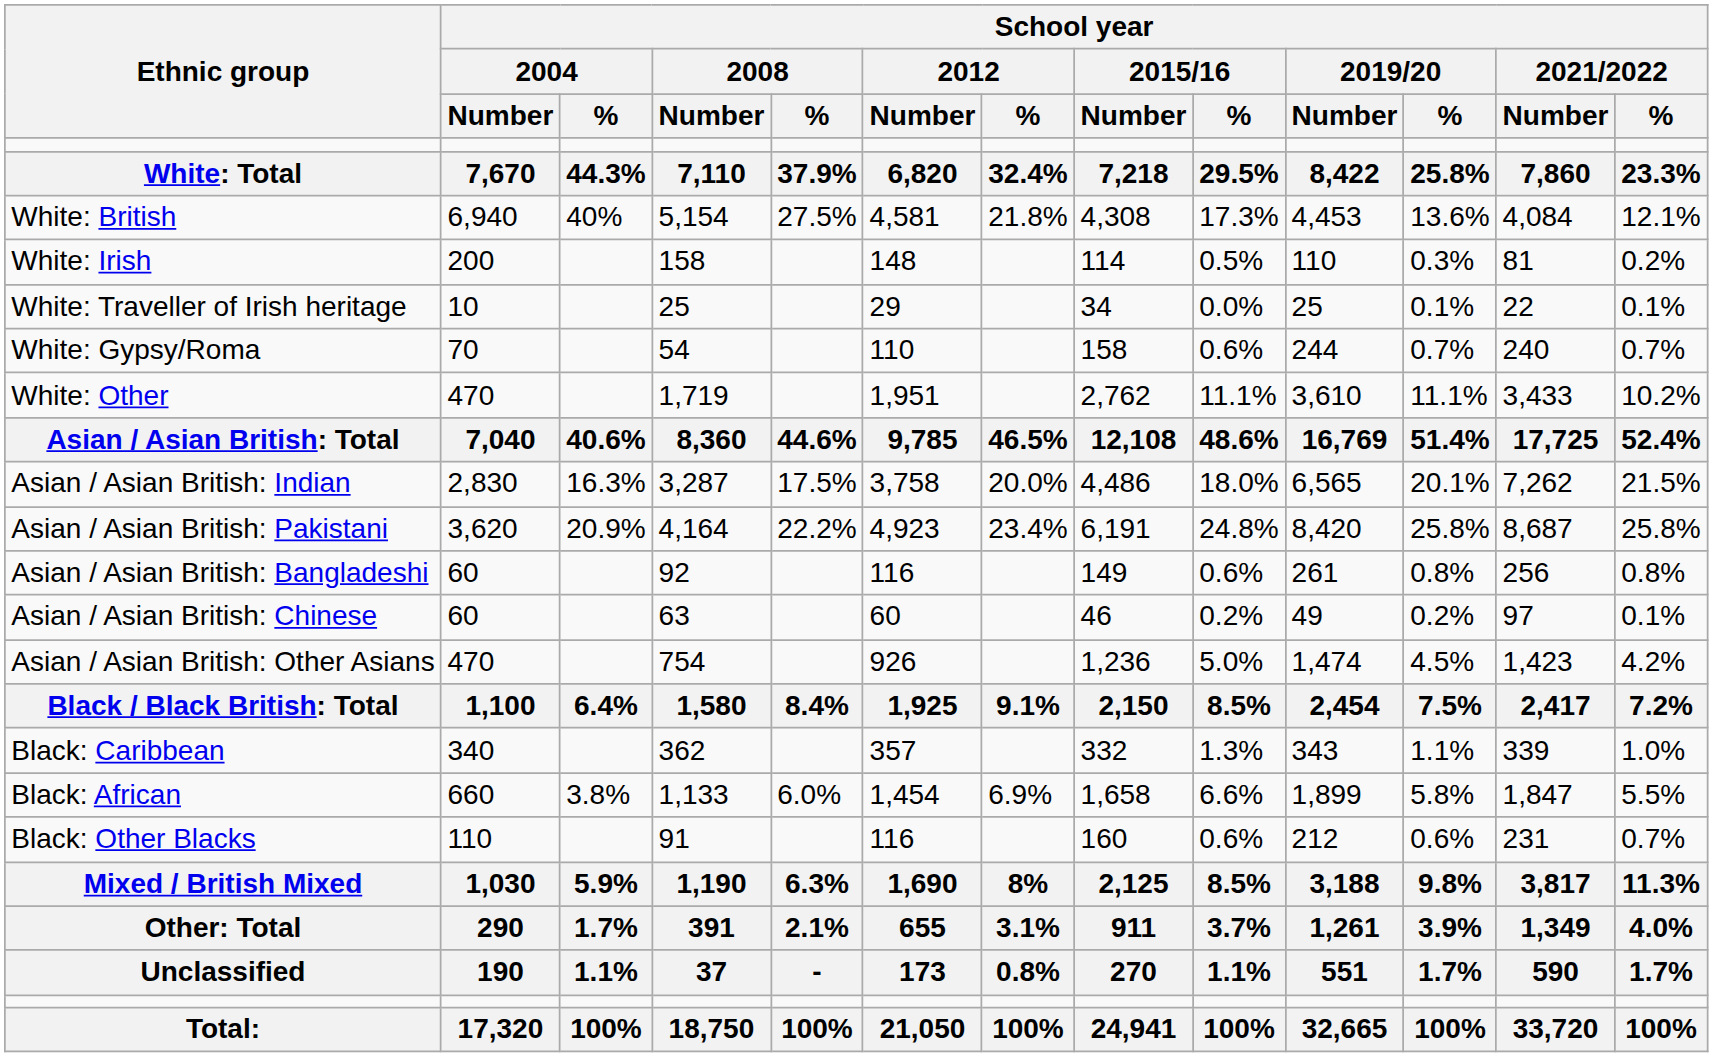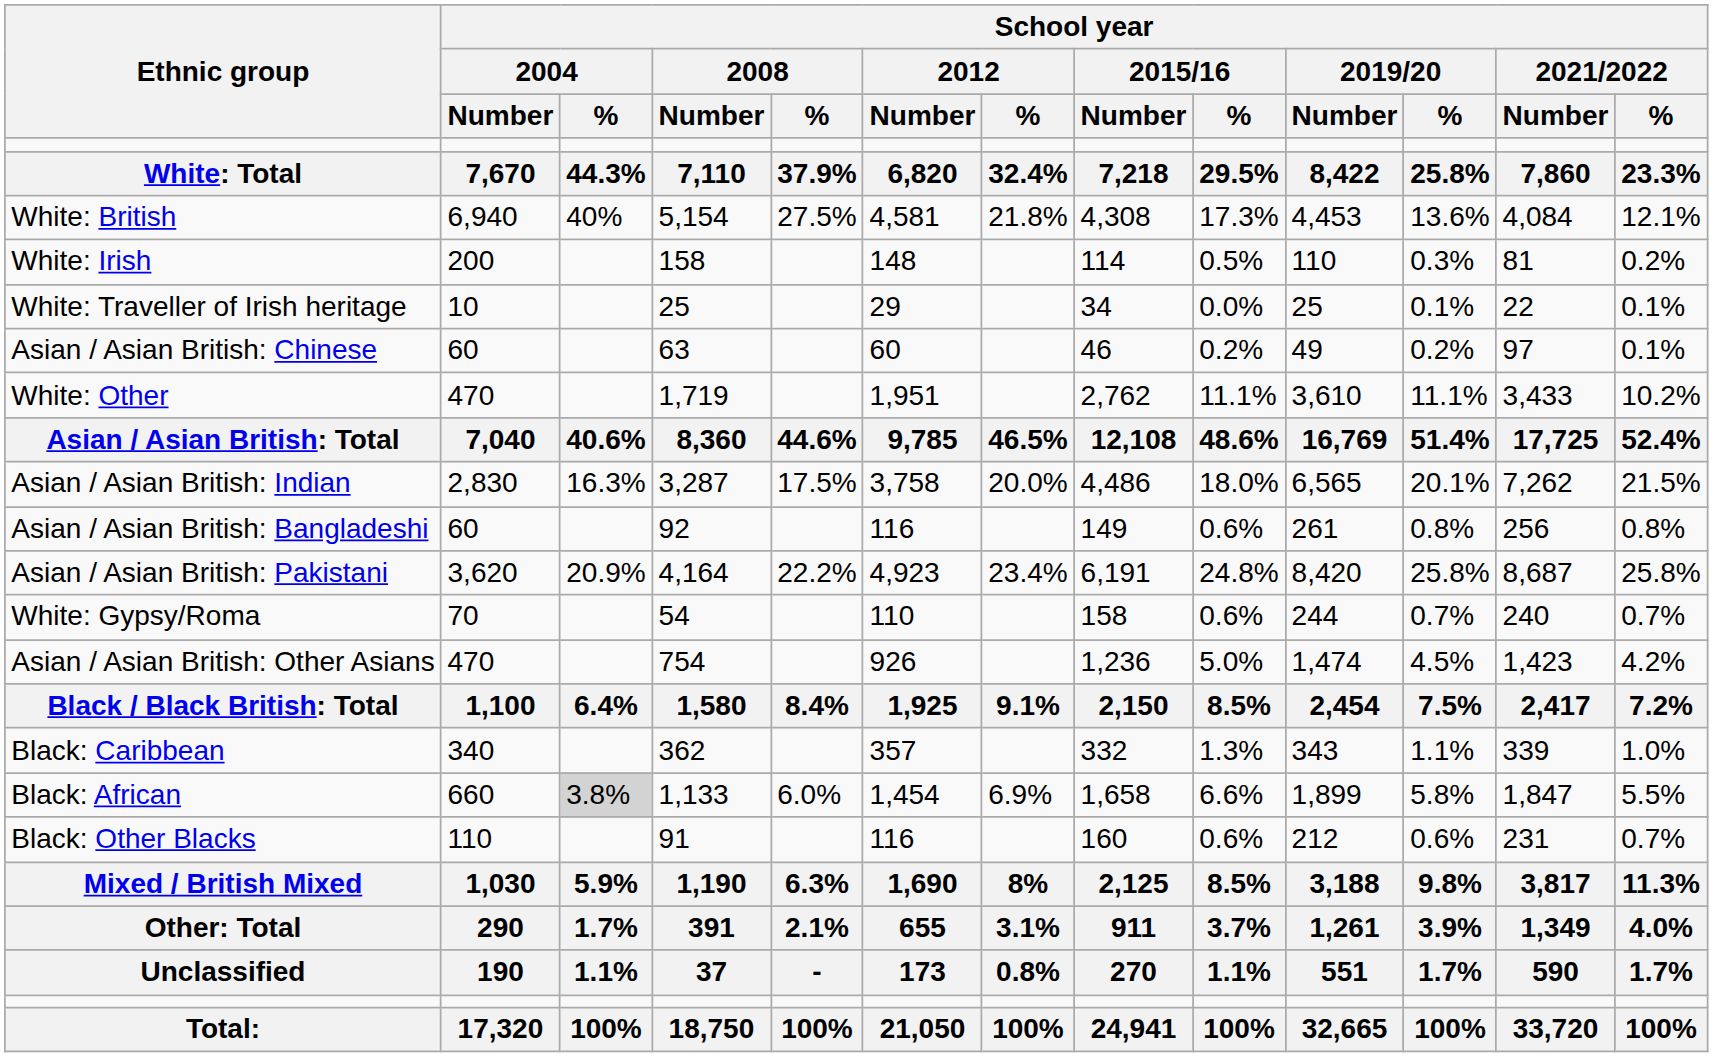rows swapped: (136, 350) <-> (194, 616)
rows swapped: (200, 528) <-> (220, 572)
(598, 794) no background -> (598, 794) lightgrey background
